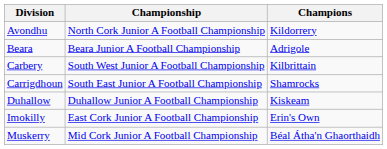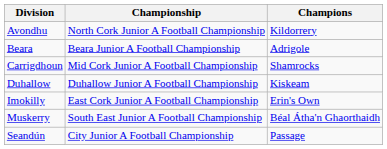- row: (25, 65)
(165, 83) South East Junior A Football Championship -> (163, 65) Mid Cork Junior A Football Championship
(163, 135) Mid Cork Junior A Football Championship -> (165, 118) South East Junior A Football Championship
+ row: (26, 135)
